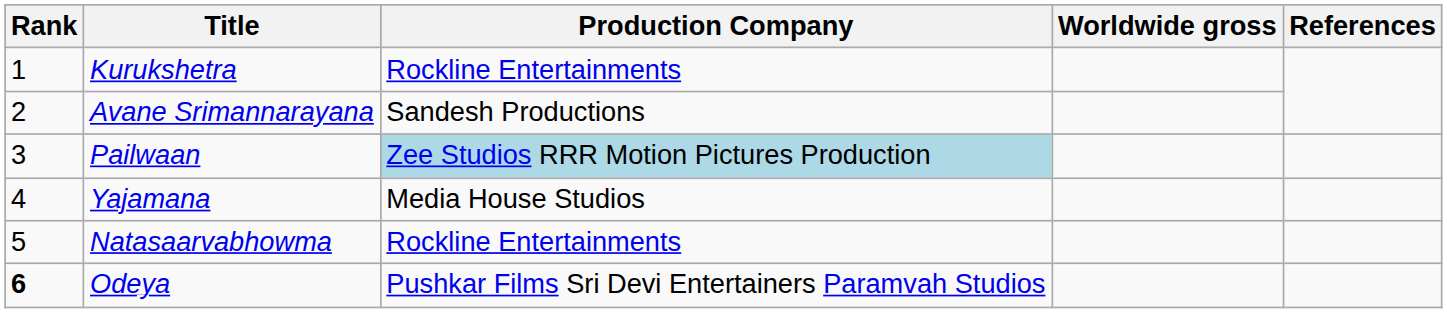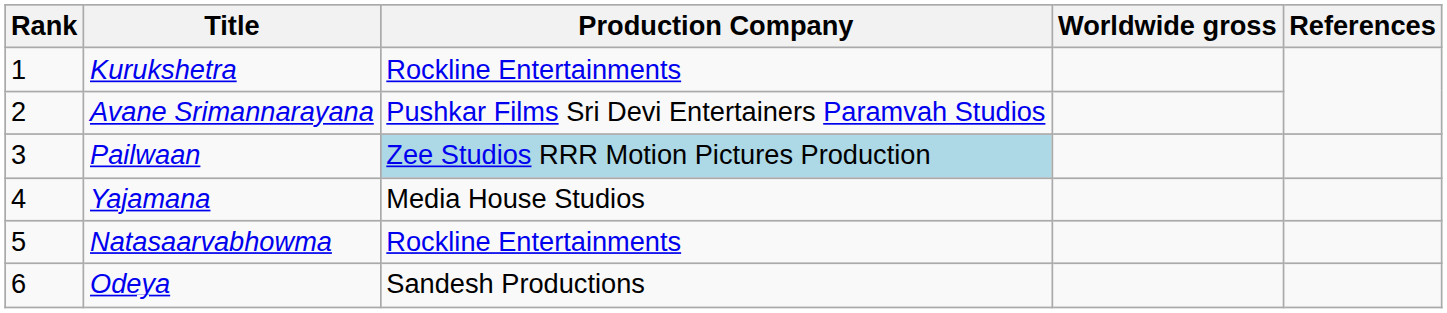(516, 112) Sandesh Productions -> (716, 112) Pushkar Films Sri Devi Entertainers Paramvah Studios
(19, 284) bold -> (19, 284) normal
(716, 284) Pushkar Films Sri Devi Entertainers Paramvah Studios -> (516, 284) Sandesh Productions
